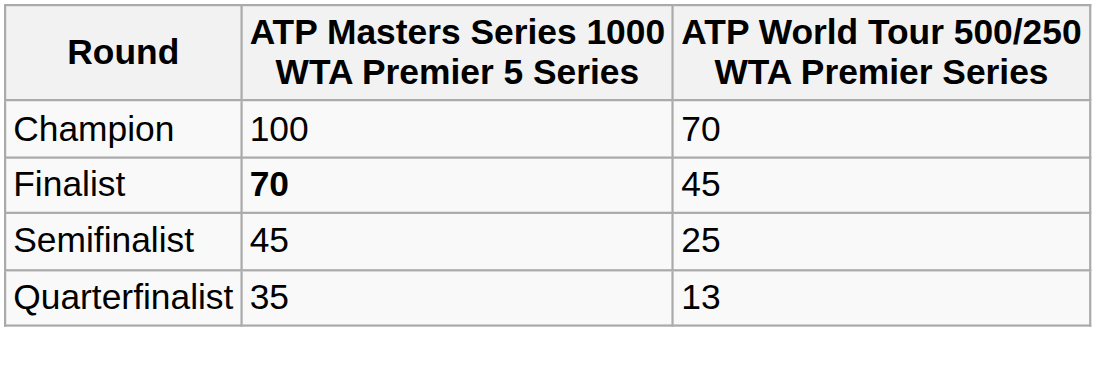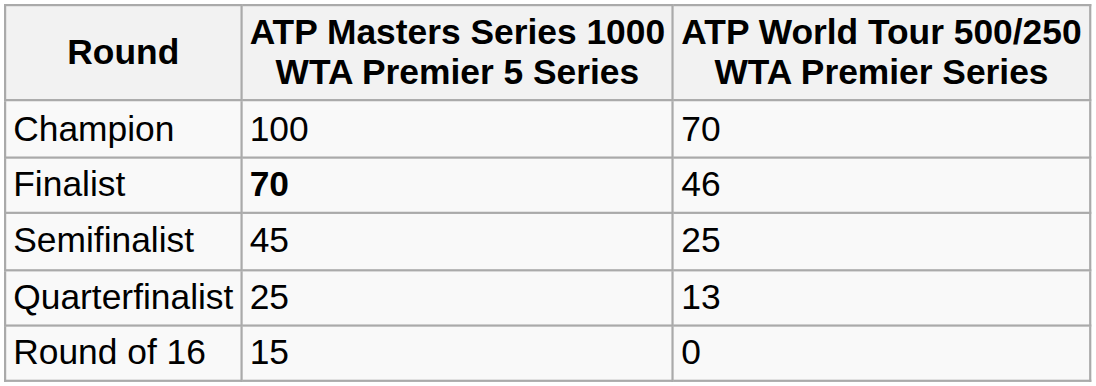(701, 184) 45 -> (701, 184) 46
(269, 296) 35 -> (269, 296) 25
+ row: (110, 352)
